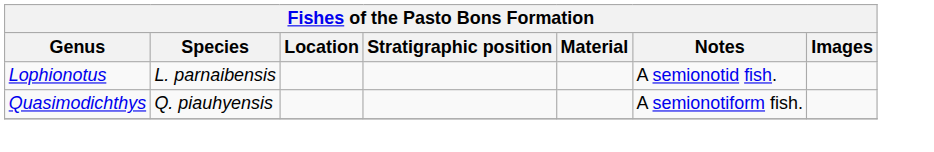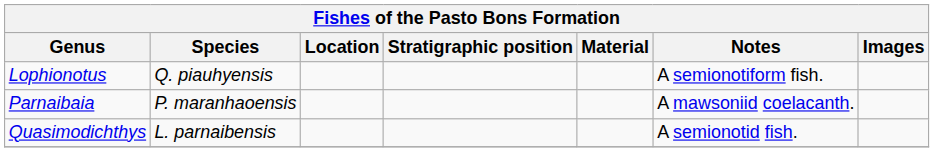(215, 75) L. parnaibensis -> (214, 75) Q. piauhyensis
(707, 75) A semionotid fish. -> (740, 75) A semionotiform fish.
+ row: (52, 103)
(214, 103) Q. piauhyensis -> (215, 132) L. parnaibensis
(720, 103) A semionotiform fish. -> (727, 132) A semionotid fish.
